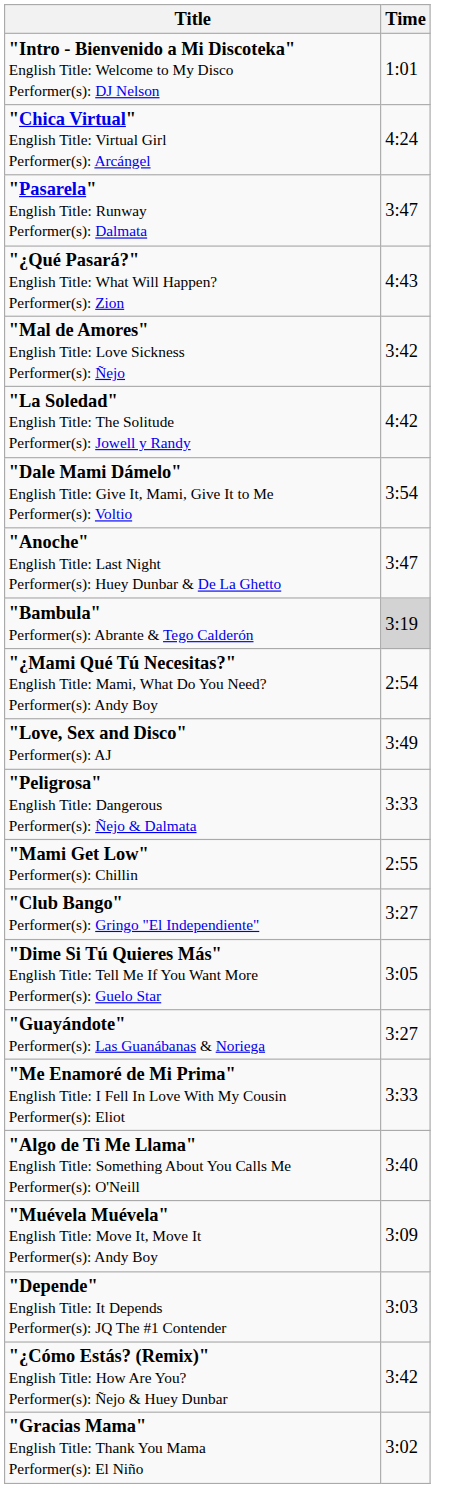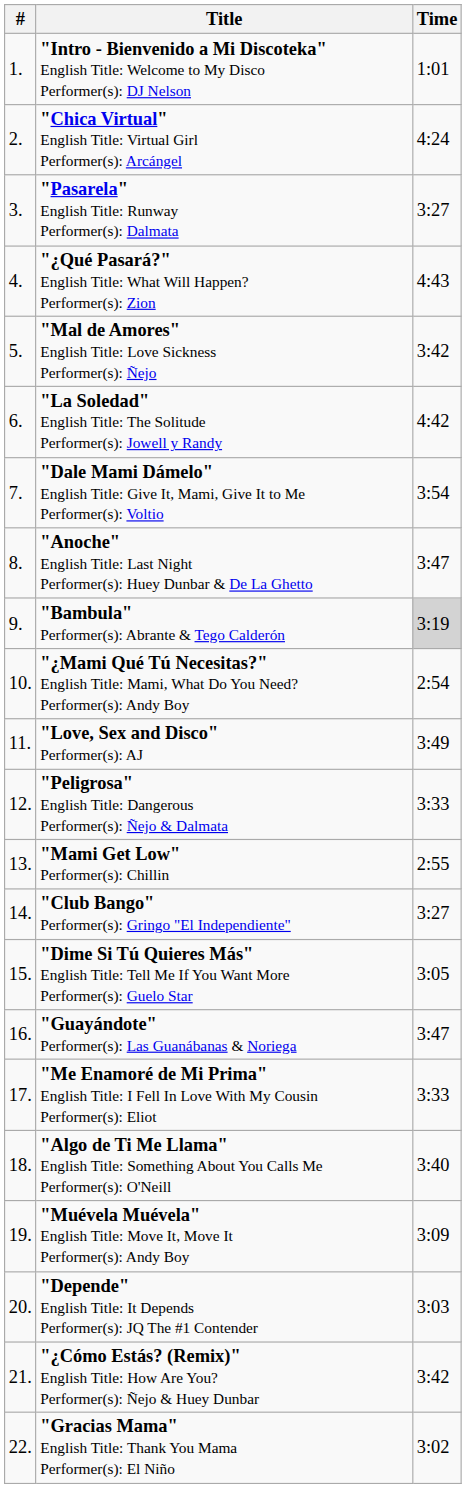+ column: (20, 19)
(402, 210) 3:47 -> (433, 210) 3:27
(402, 1034) 3:27 -> (433, 1034) 3:47
